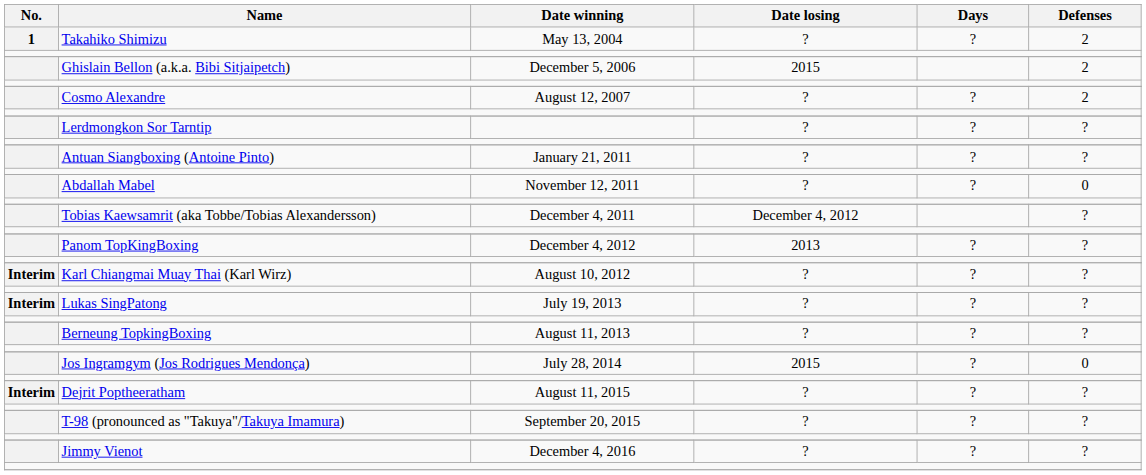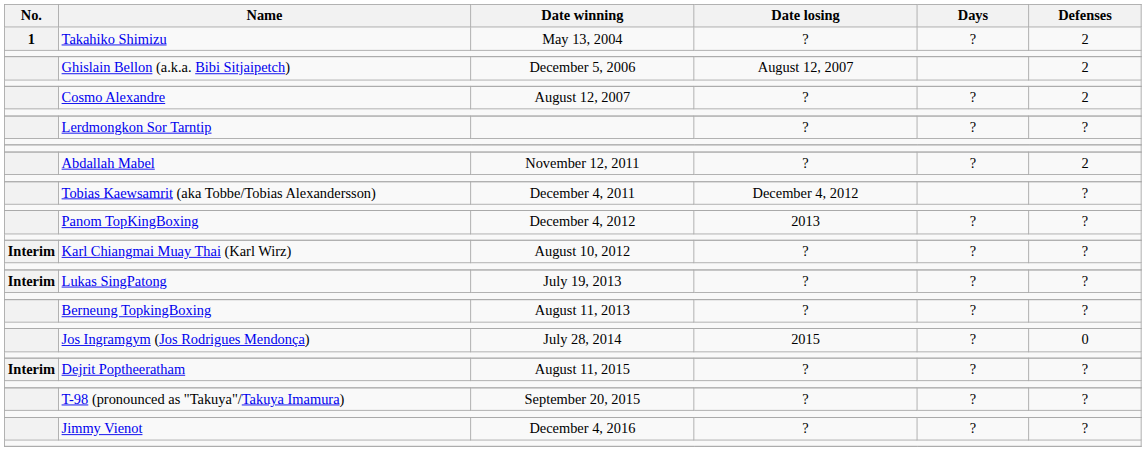(806, 68) 2015 -> (806, 68) August 12, 2007
- row: (168, 156)
(1085, 186) 0 -> (1085, 163) 2
